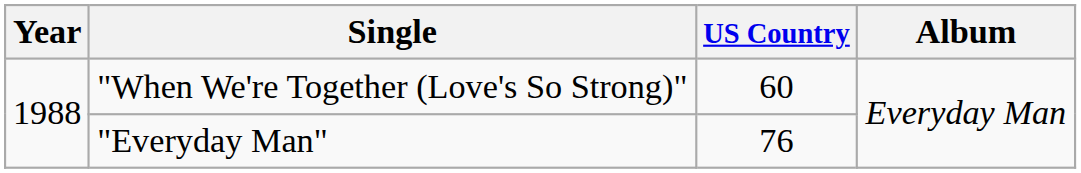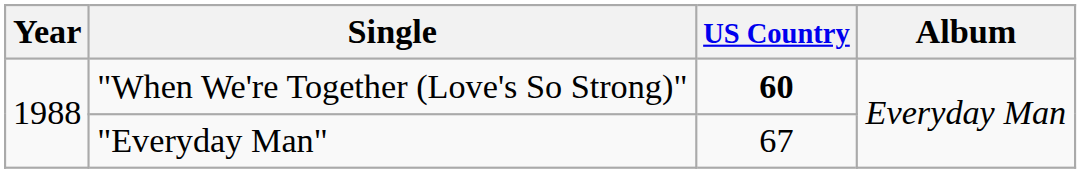(776, 85) normal -> (776, 85) bold
(776, 140) 76 -> (776, 140) 67
